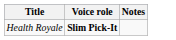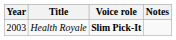+ column: (16, 12)
